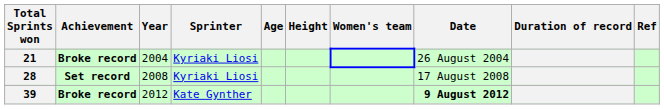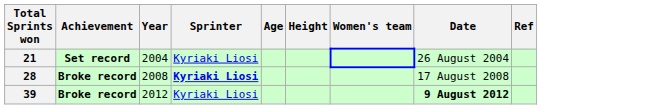- column: (573, 26)
(97, 58) Broke record -> (97, 58) Set record
(97, 76) Set record -> (97, 76) Broke record
(216, 76) normal -> (216, 76) bold
(213, 94) Kate Gynther -> (216, 94) Kyriaki Liosi
